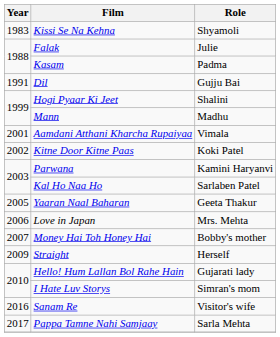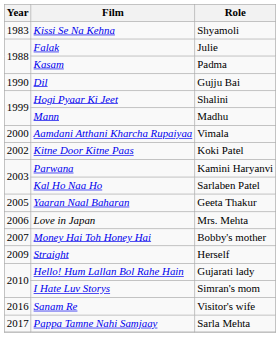(18, 82) 1991 -> (18, 82) 1990
(18, 133) 2001 -> (18, 133) 2000
